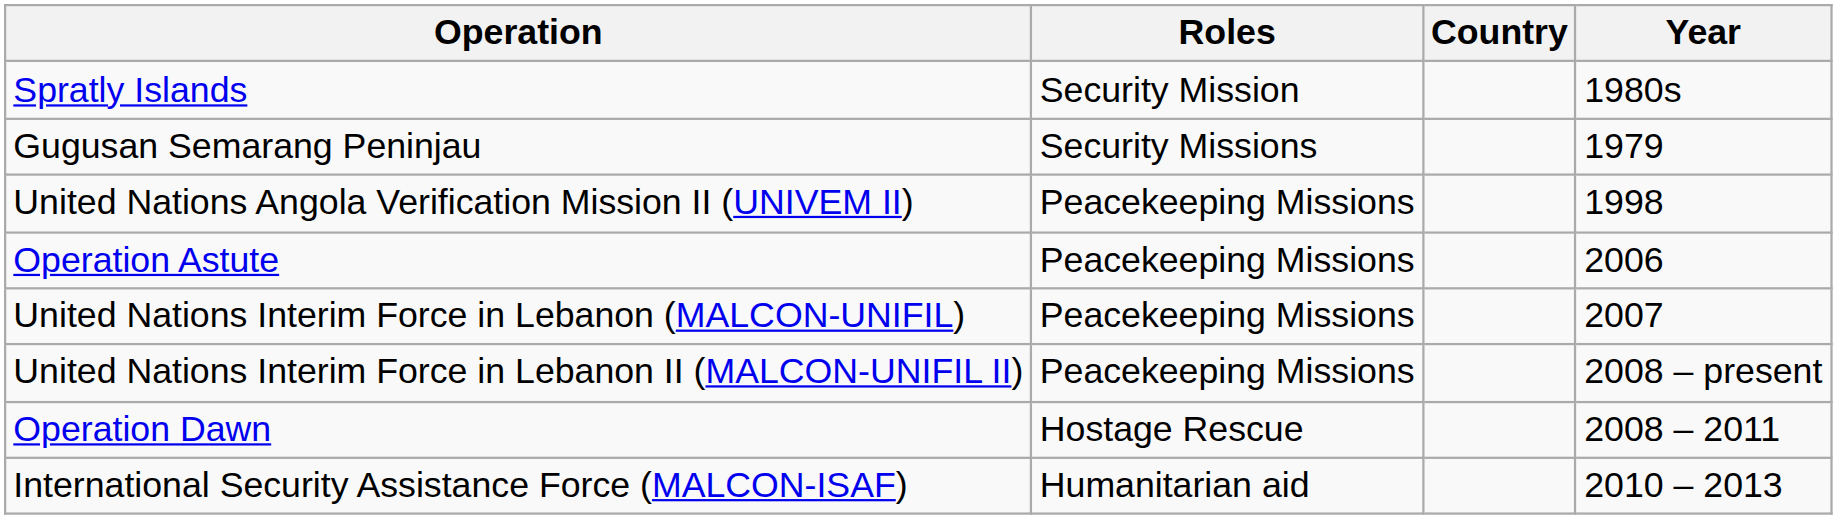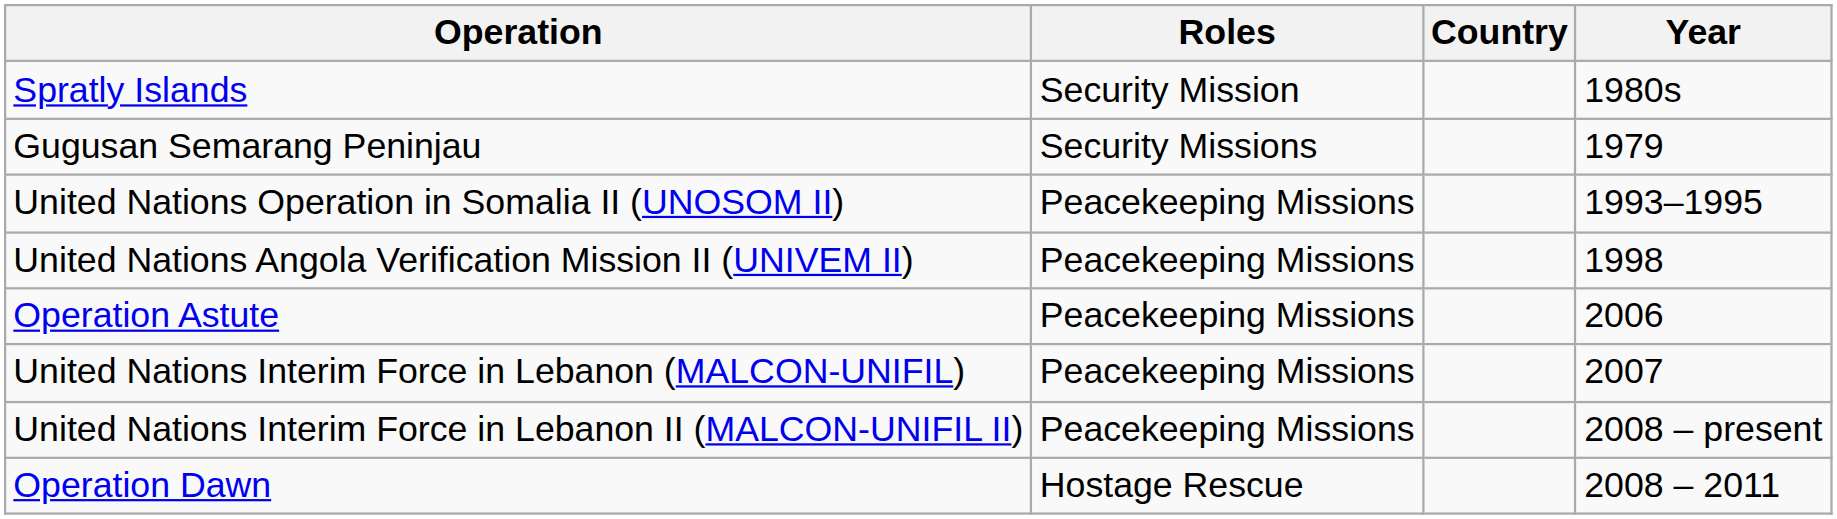+ row: (429, 202)
- row: (460, 485)
